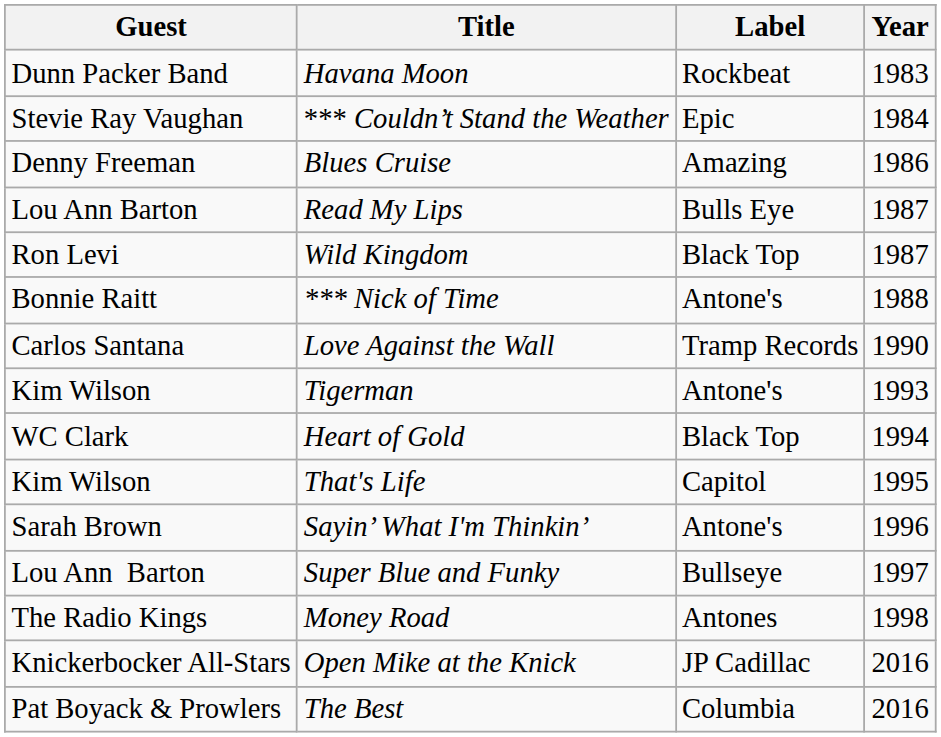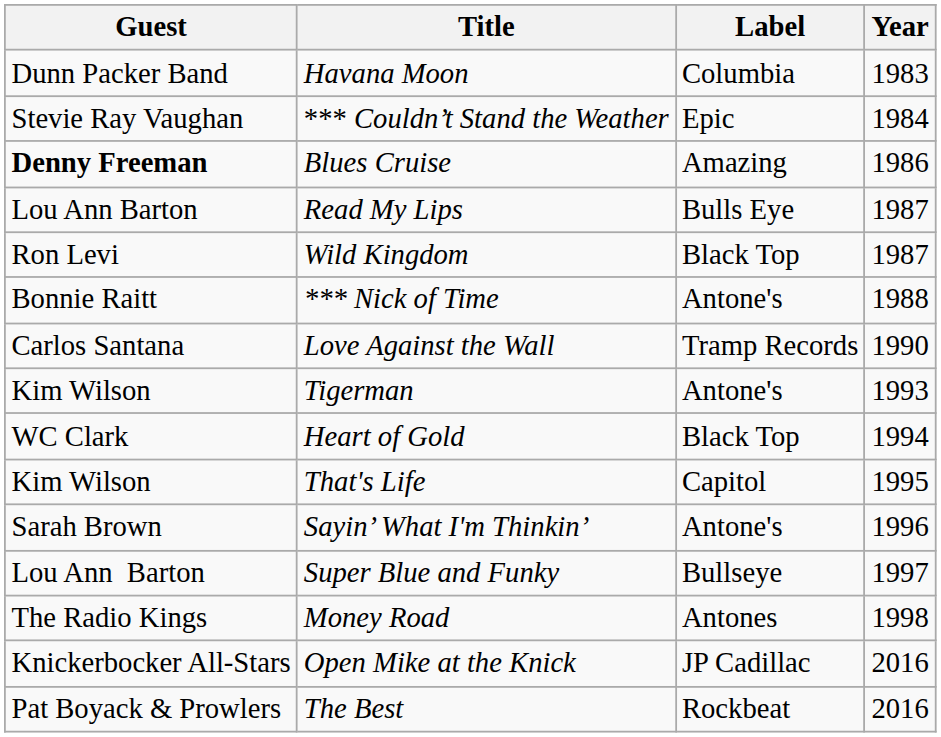(736, 72) Rockbeat -> (738, 72) Columbia
(103, 163) normal -> (109, 163) bold
(738, 708) Columbia -> (736, 708) Rockbeat
